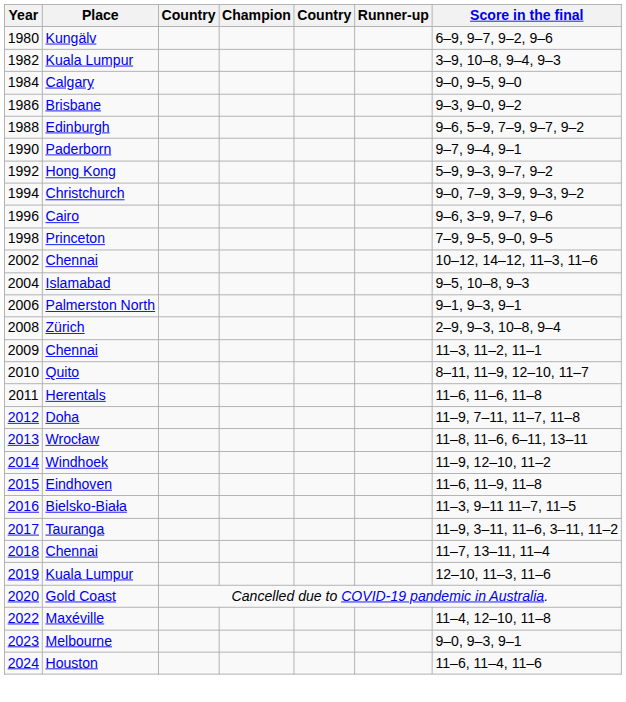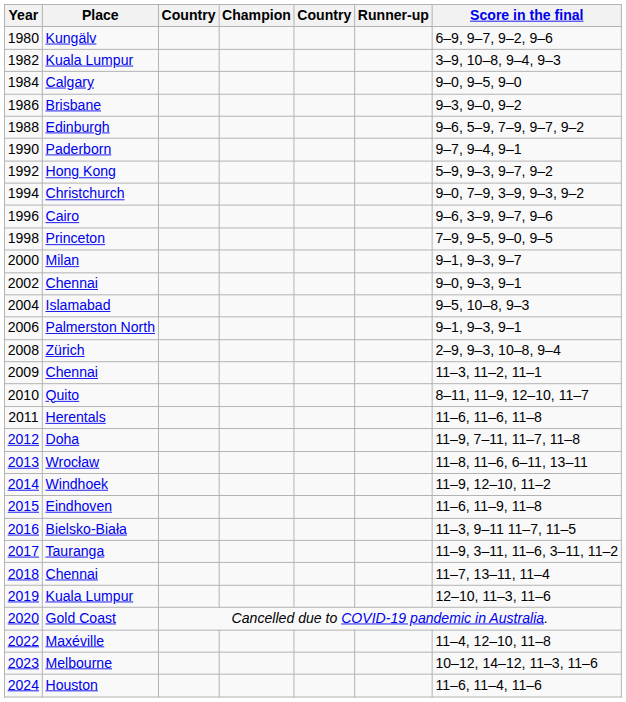+ row: (23, 261)
(517, 261) 10–12, 14–12, 11–3, 11–6 -> (479, 283) 9–0, 9–3, 9–1
(479, 640) 9–0, 9–3, 9–1 -> (517, 663) 10–12, 14–12, 11–3, 11–6
